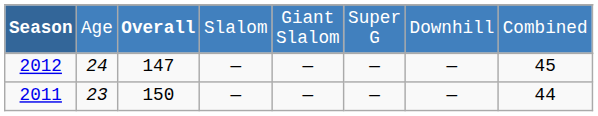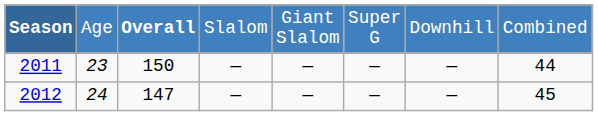rows swapped: (41, 96) <-> (41, 68)
